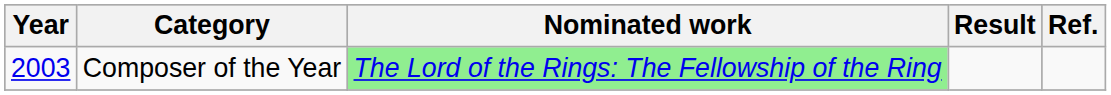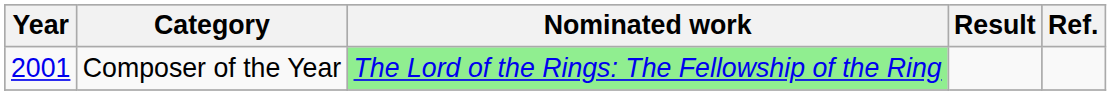(41, 68) 2003 -> (41, 68) 2001
